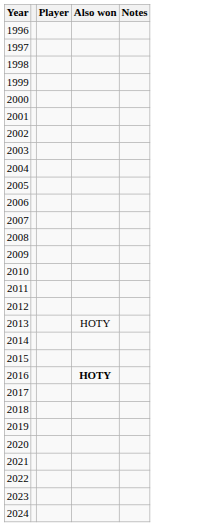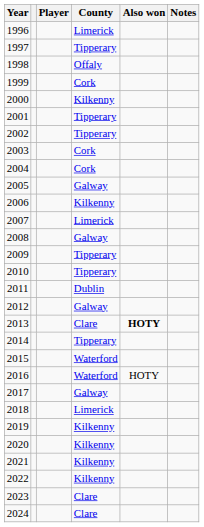+ column: (96, 13)
(95, 323) normal -> (144, 323) bold
(95, 375) bold -> (144, 375) normal
